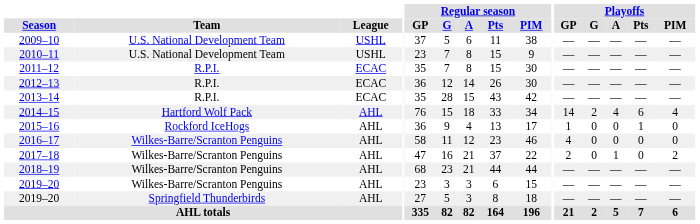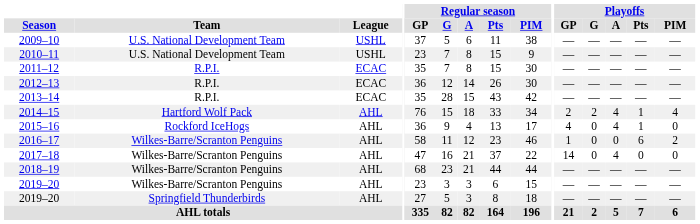(568, 112) 14 -> (568, 112) 2
(641, 112) 6 -> (641, 112) 1
(568, 126) 1 -> (568, 126) 4
(616, 126) 0 -> (616, 126) 4
(568, 140) 4 -> (568, 140) 1
(641, 140) 0 -> (641, 140) 6
(675, 140) 0 -> (675, 140) 2
(568, 155) 2 -> (568, 155) 14
(616, 155) 1 -> (616, 155) 4
(675, 155) 2 -> (675, 155) 0
